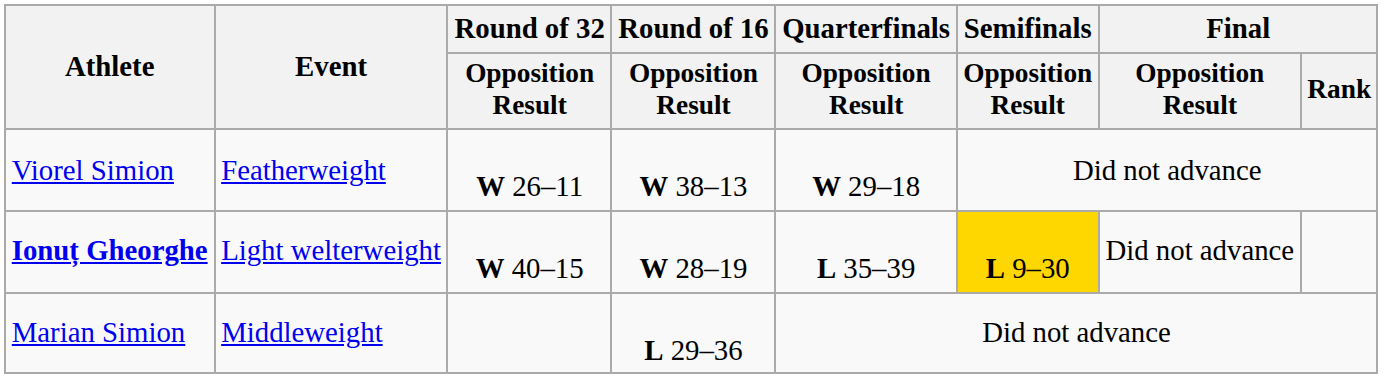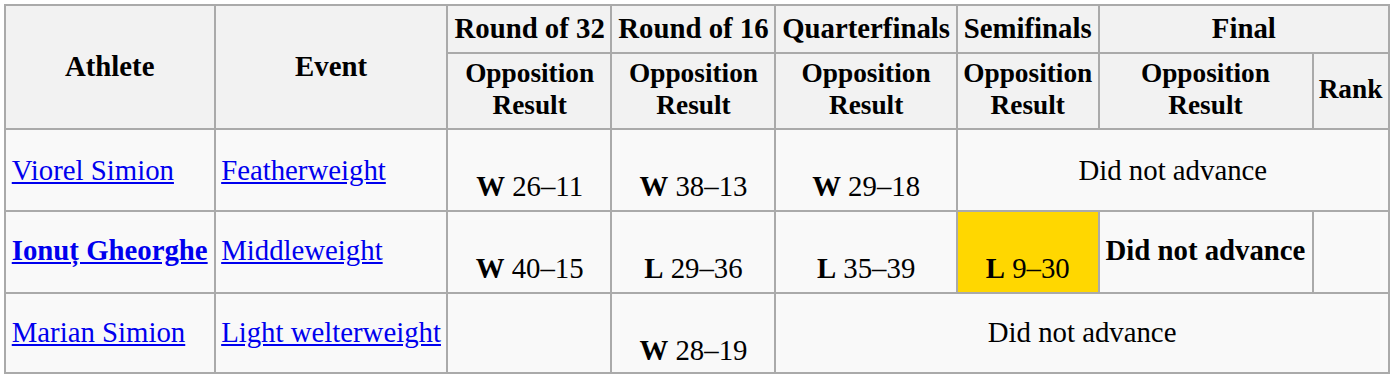(331, 251) Light welterweight -> (302, 251) Middleweight
(693, 268) W 28–19 -> (693, 268) L 29–36
(1200, 251) normal -> (1205, 251) bold
(302, 333) Middleweight -> (331, 333) Light welterweight
(693, 350) L 29–36 -> (693, 350) W 28–19
